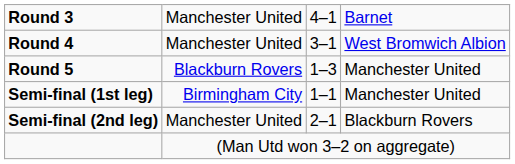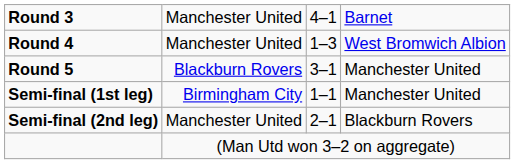(323, 43) 3–1 -> (323, 43) 1–3
(323, 69) 1–3 -> (323, 69) 3–1
